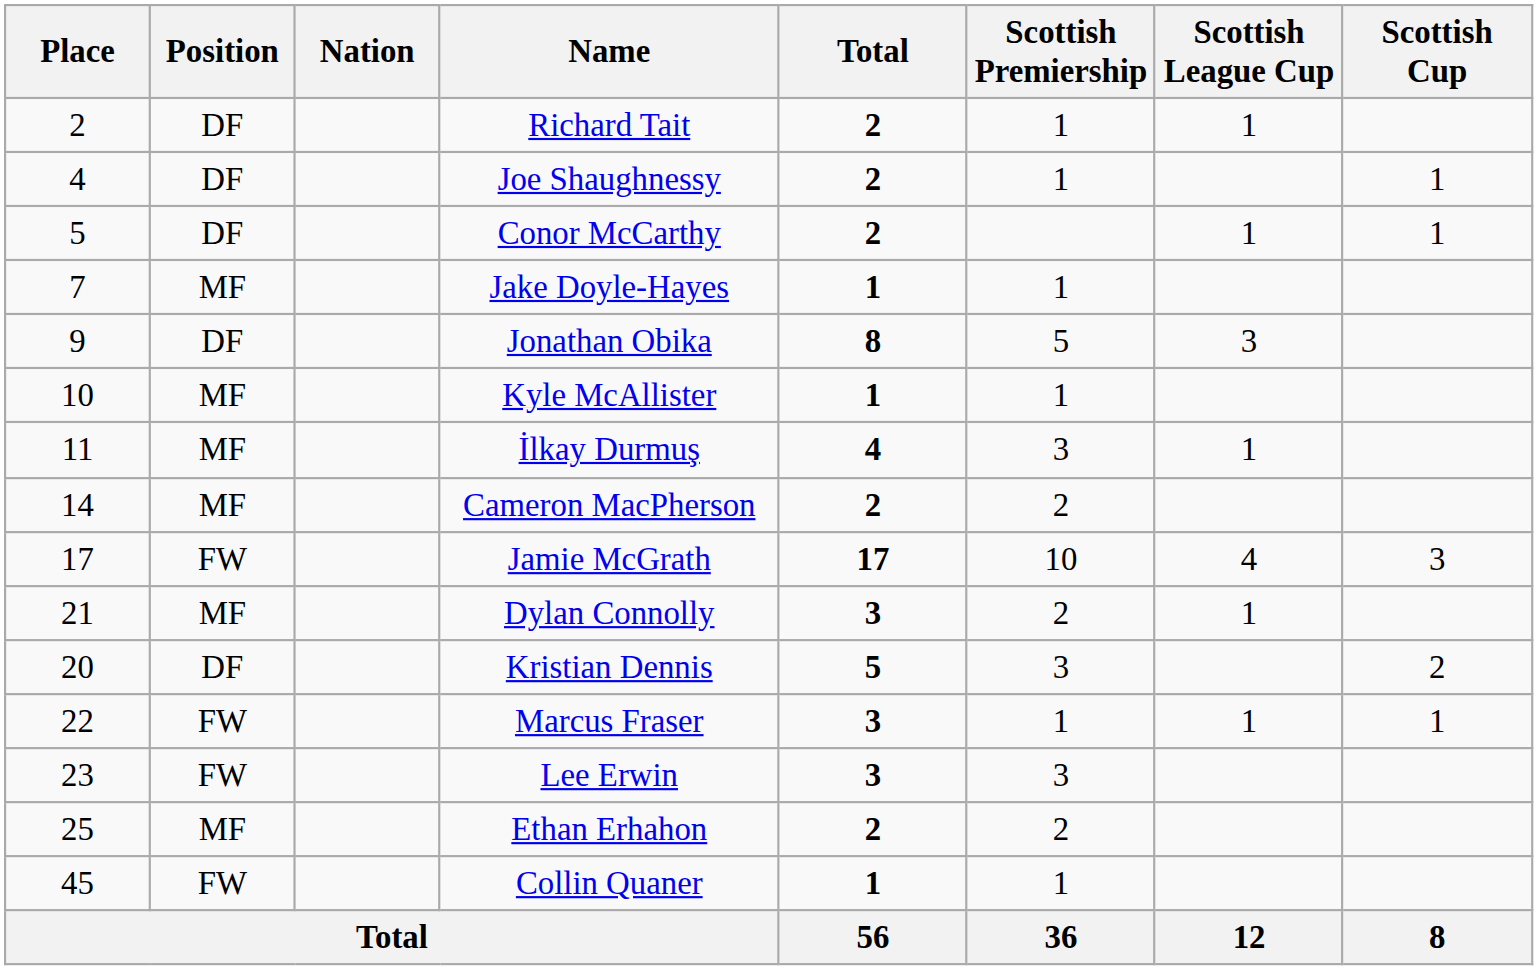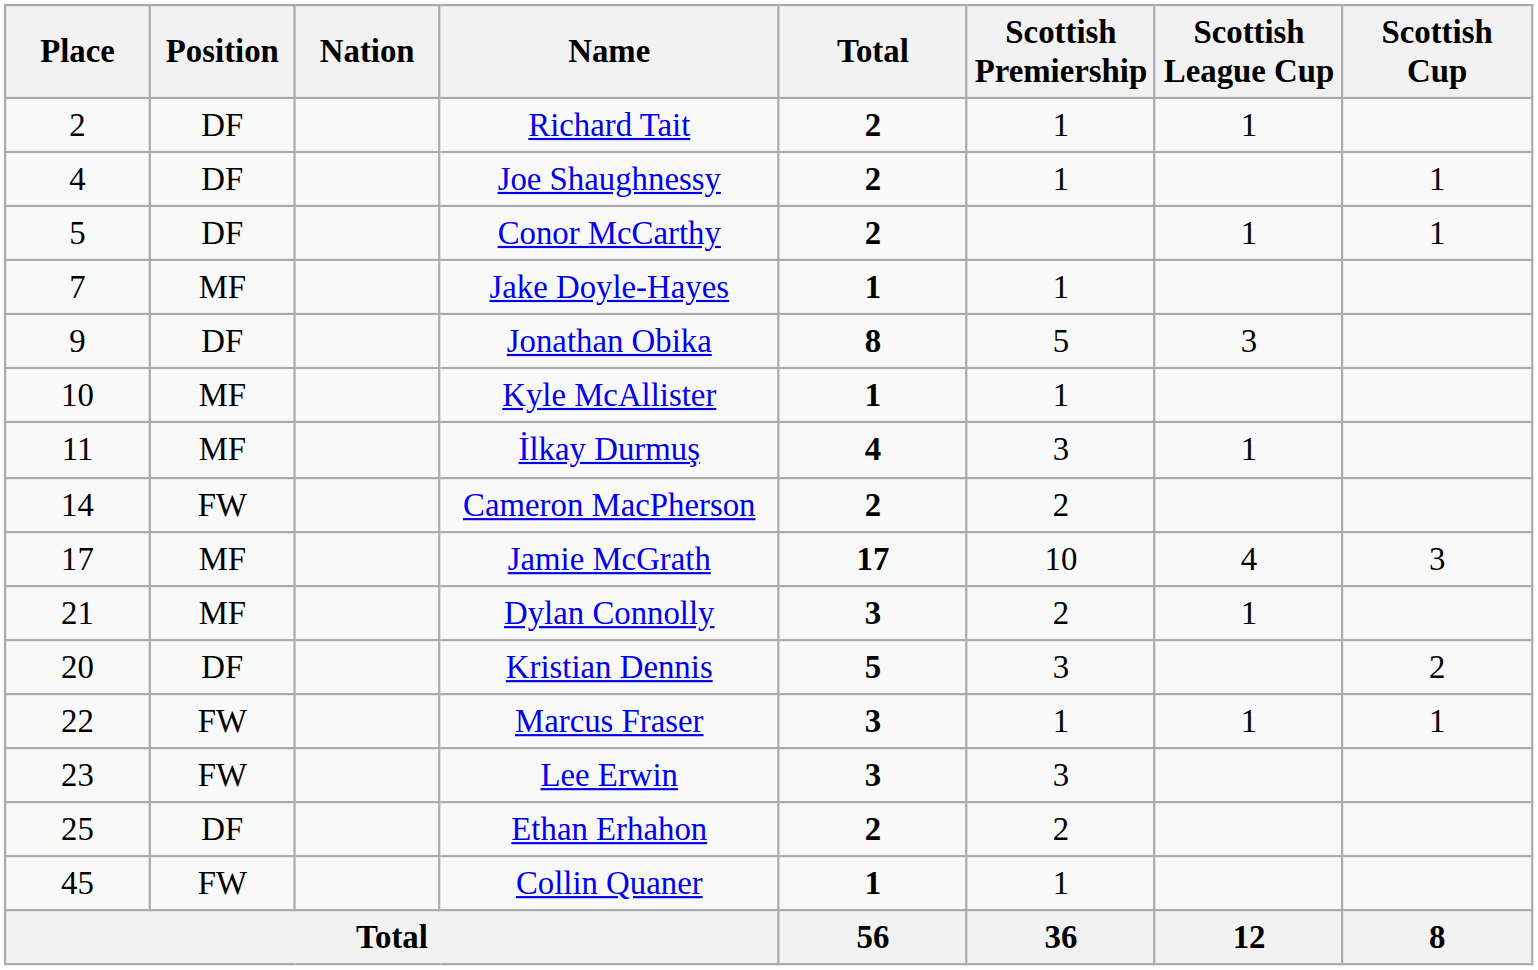(222, 503) MF -> (222, 503) FW
(222, 557) FW -> (222, 557) MF
(222, 828) MF -> (222, 828) DF
